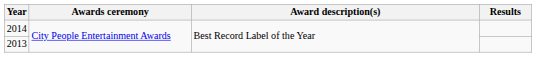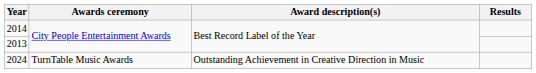+ row: (17, 60)
